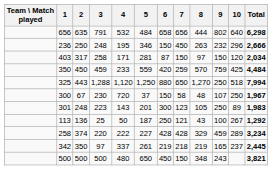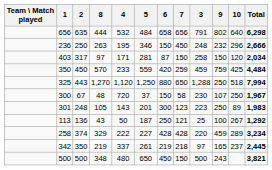columns swapped: (101, 15) <-> (201, 15)
